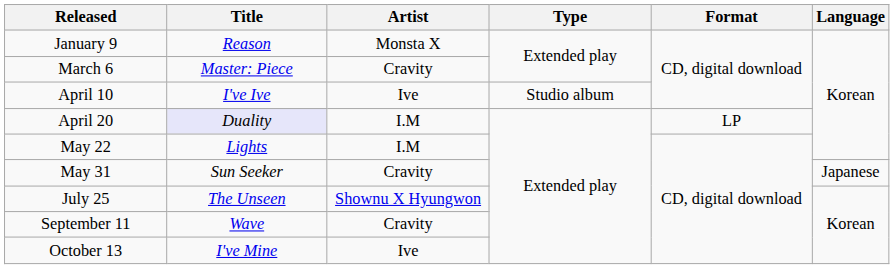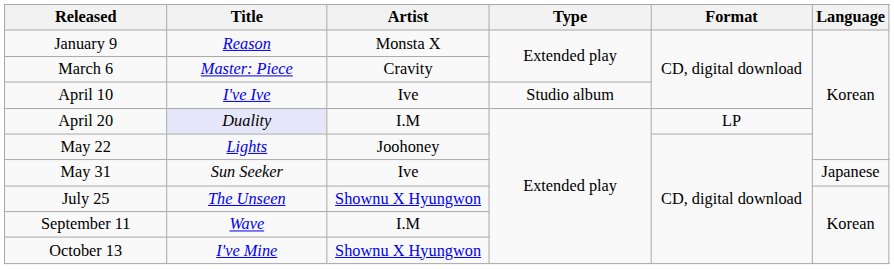(408, 146) I.M -> (408, 146) Joohoney
(408, 172) Cravity -> (408, 172) Ive
(408, 224) Cravity -> (408, 224) I.M
(408, 250) Ive -> (408, 250) Shownu X Hyungwon
